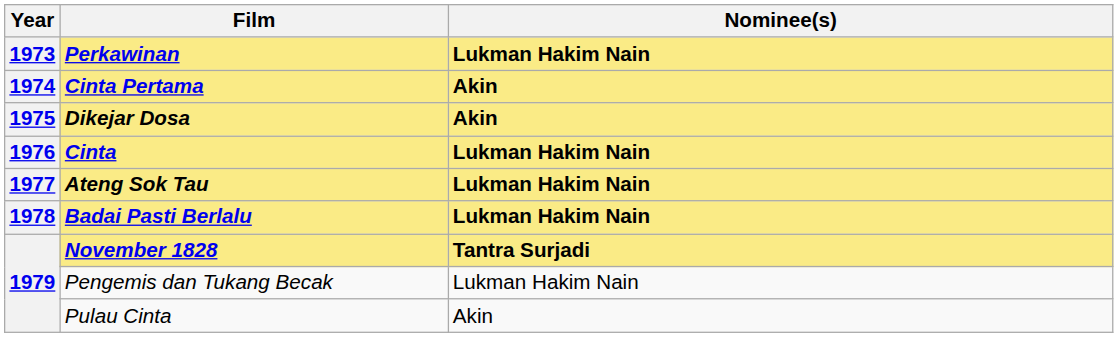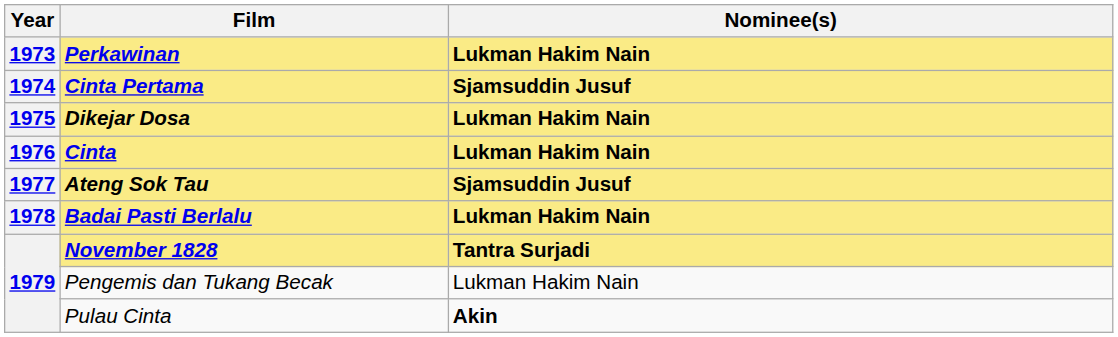(475, 86) Akin -> (542, 86) Sjamsuddin Jusuf
(475, 119) Akin -> (551, 119) Lukman Hakim Nain
(551, 184) Lukman Hakim Nain -> (542, 184) Sjamsuddin Jusuf
(473, 315) normal -> (475, 315) bold
